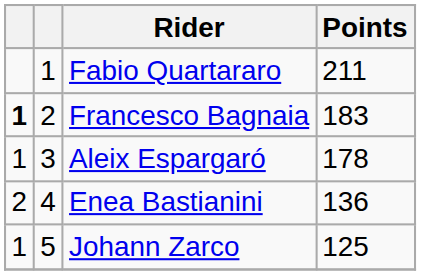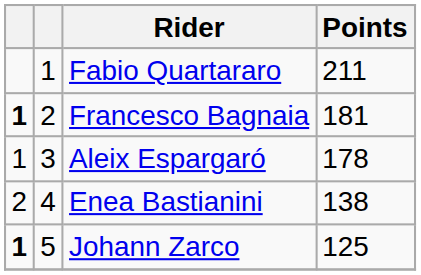(346, 114) 183 -> (346, 114) 181
(346, 202) 136 -> (346, 202) 138
(19, 246) normal -> (19, 246) bold
